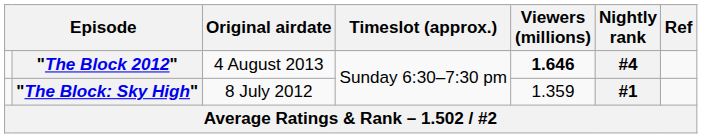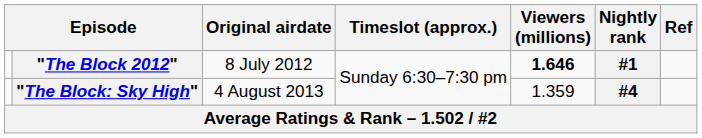(269, 64) 4 August 2013 -> (269, 64) 8 July 2012
(628, 64) #4 -> (628, 64) #1
(269, 91) 8 July 2012 -> (269, 91) 4 August 2013
(628, 91) #1 -> (628, 91) #4
